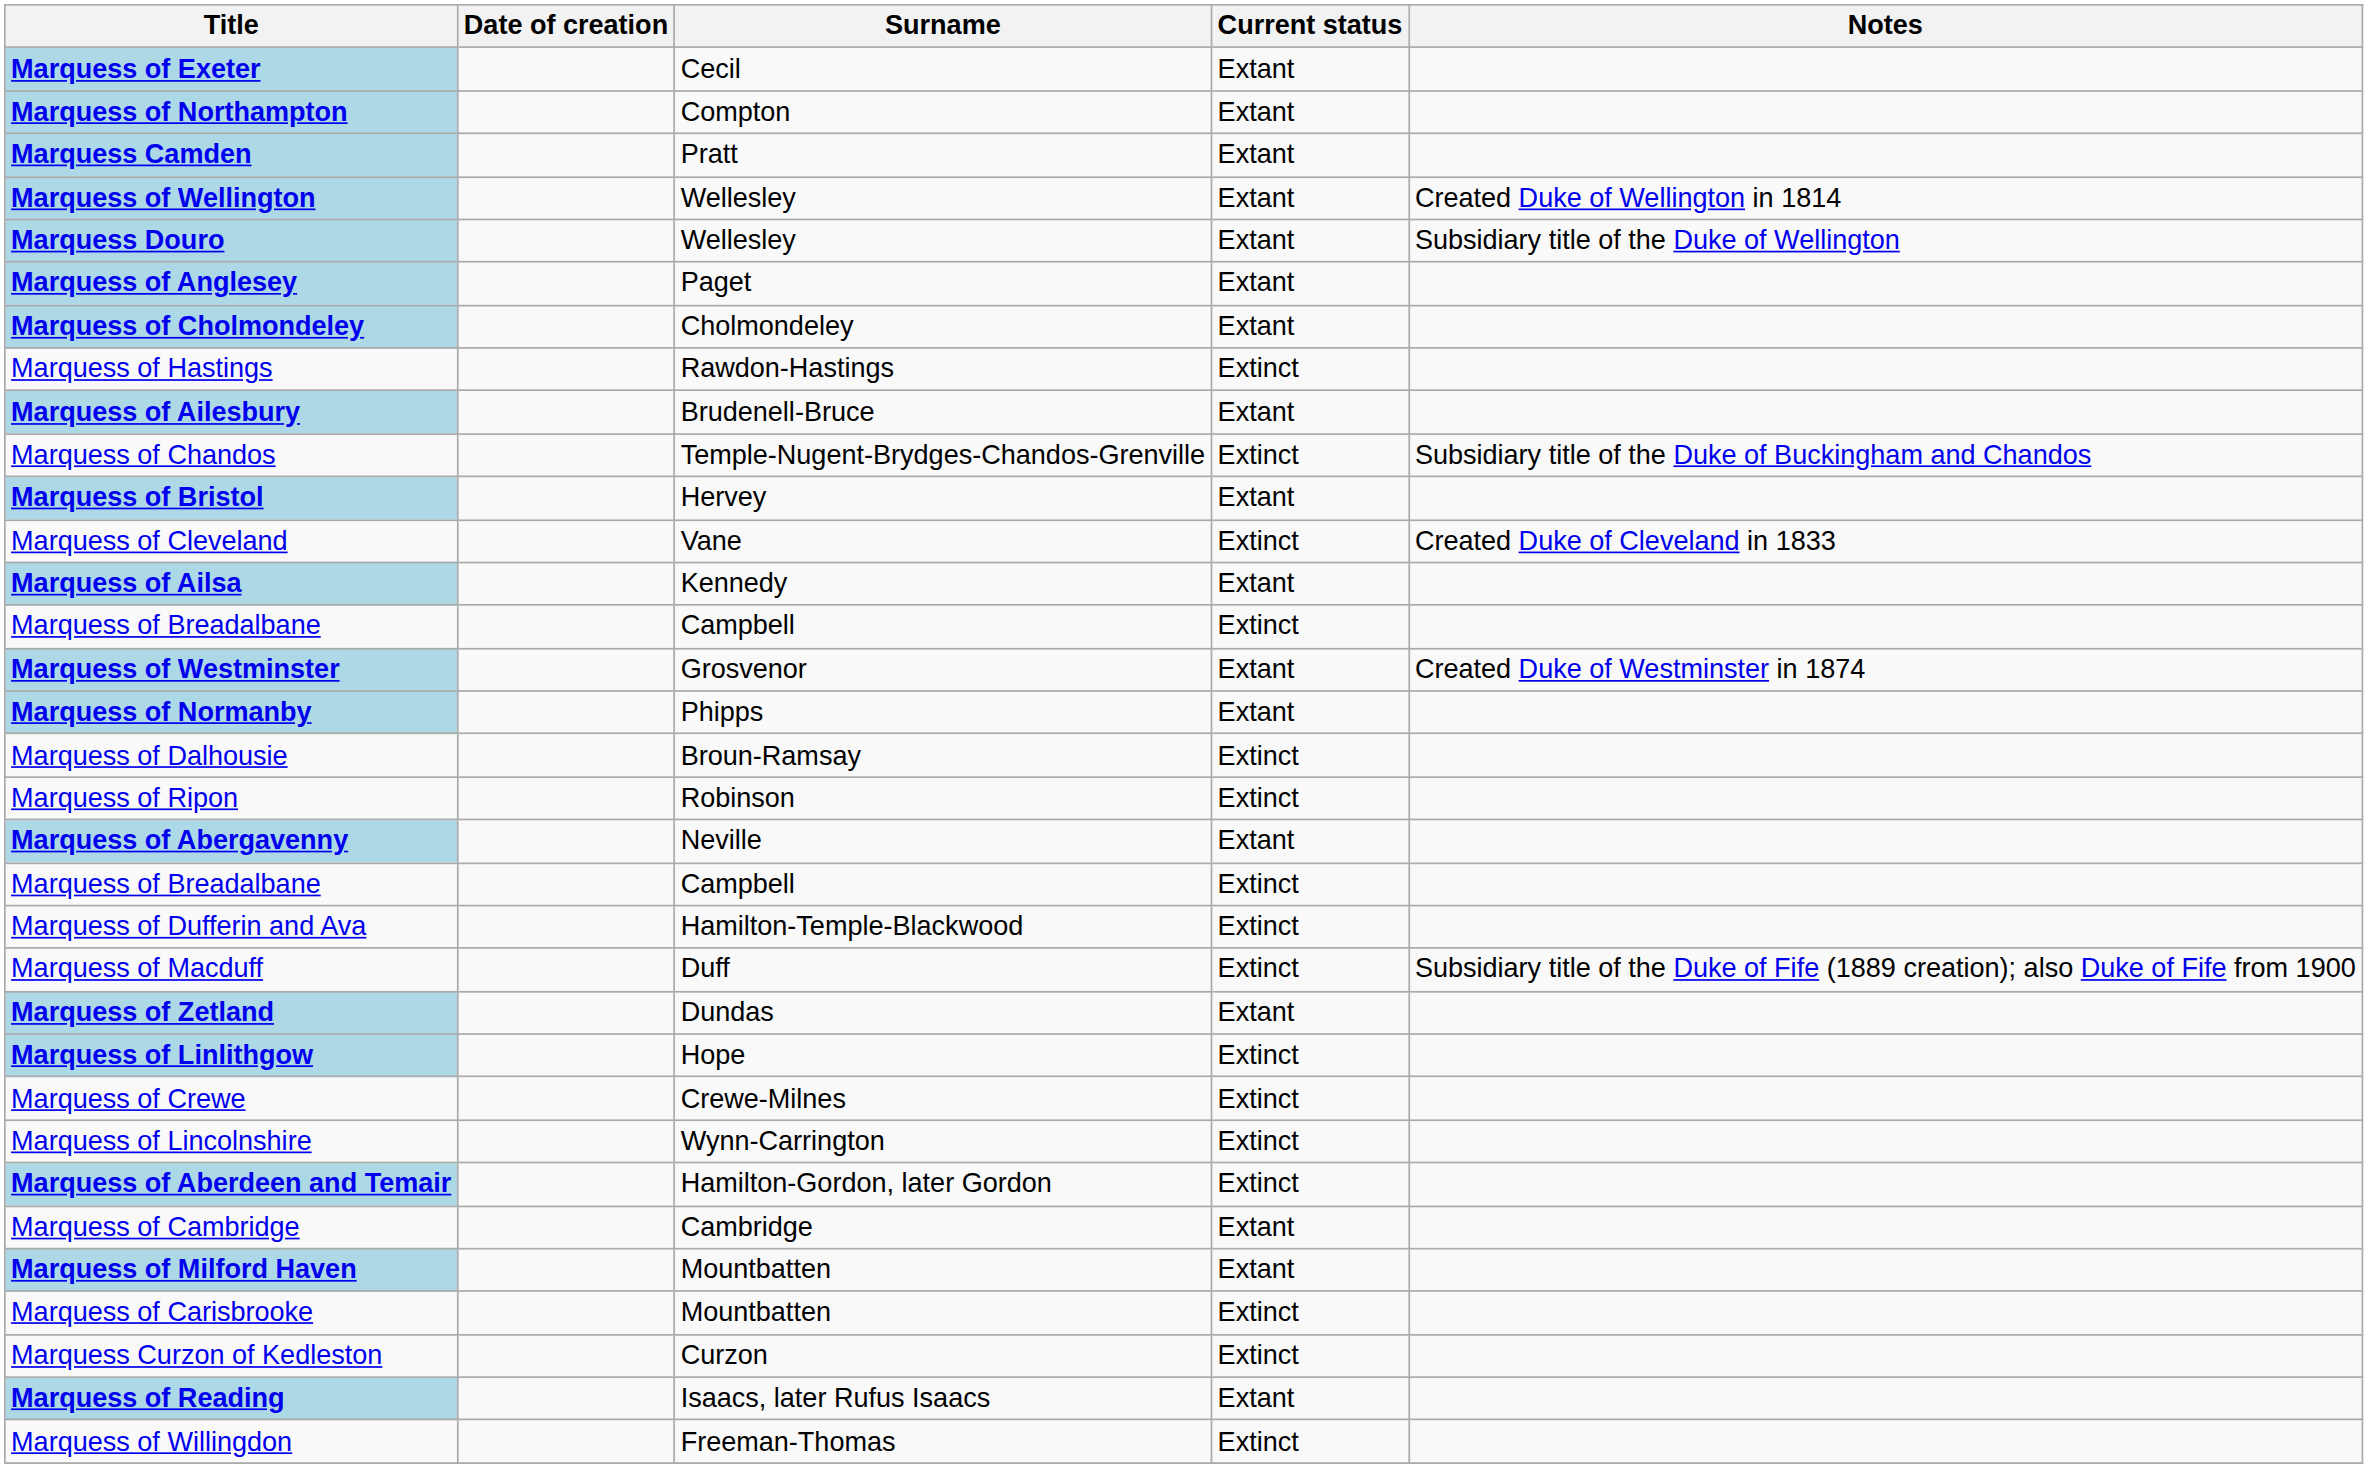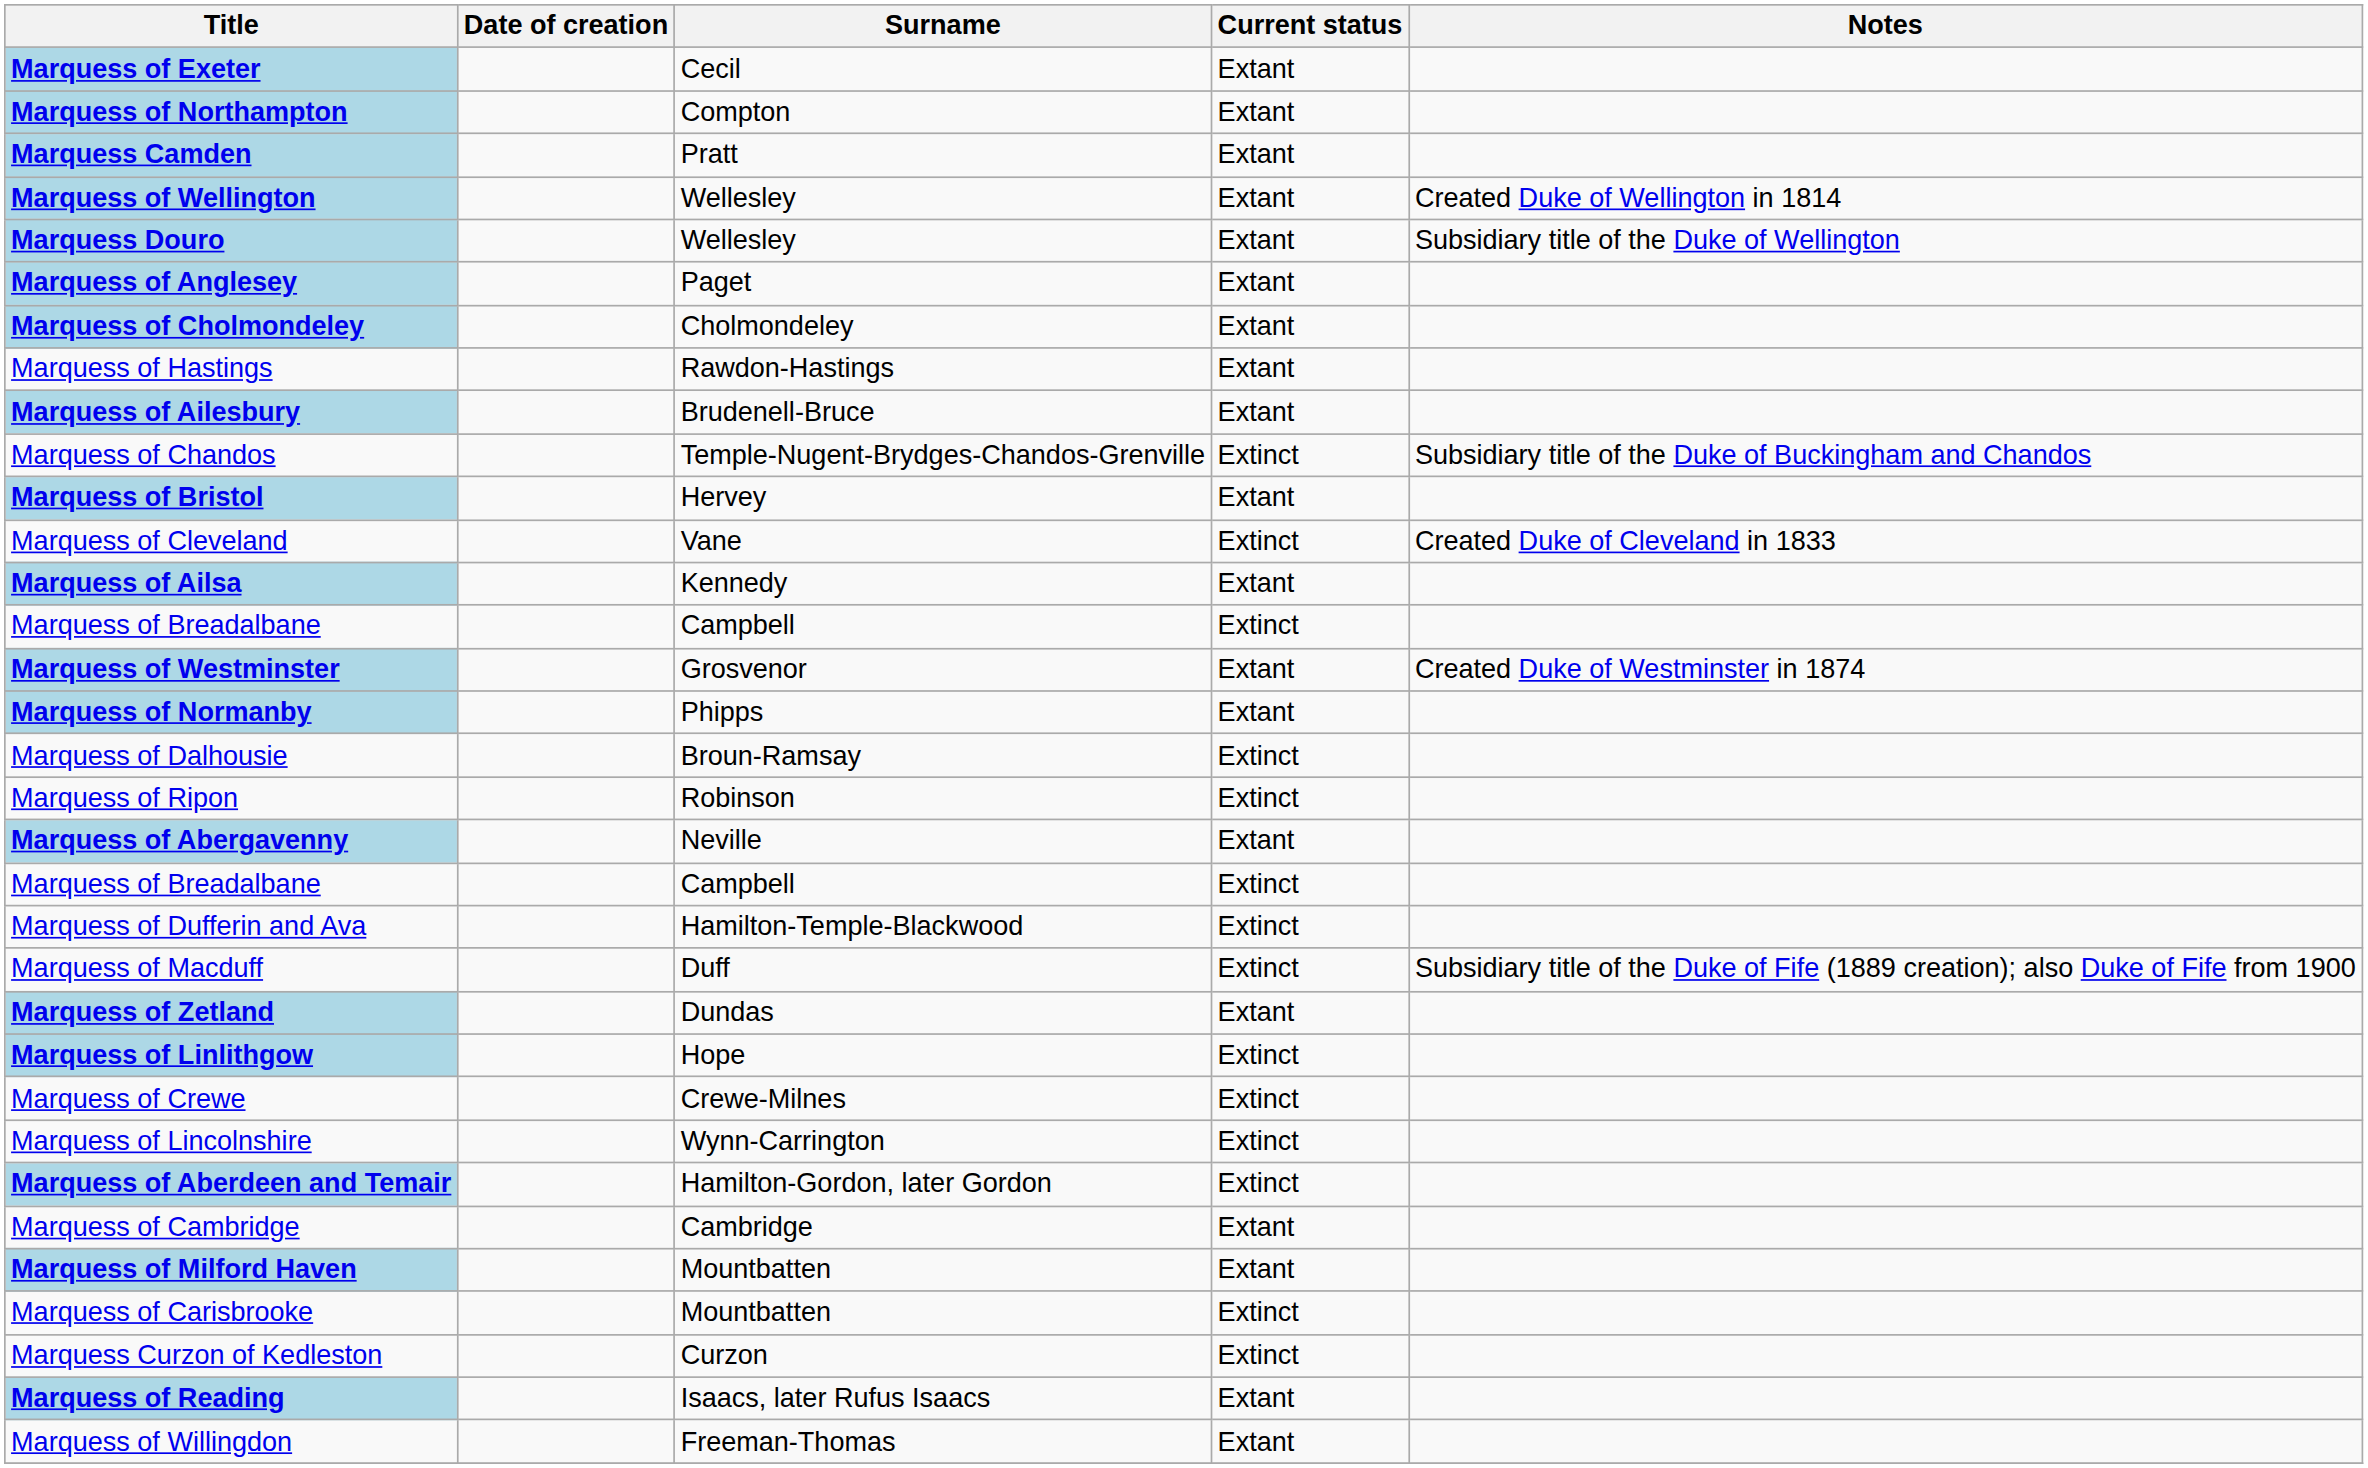(1258, 369) Extinct -> (1256, 369) Extant
(1258, 1441) Extinct -> (1256, 1441) Extant
